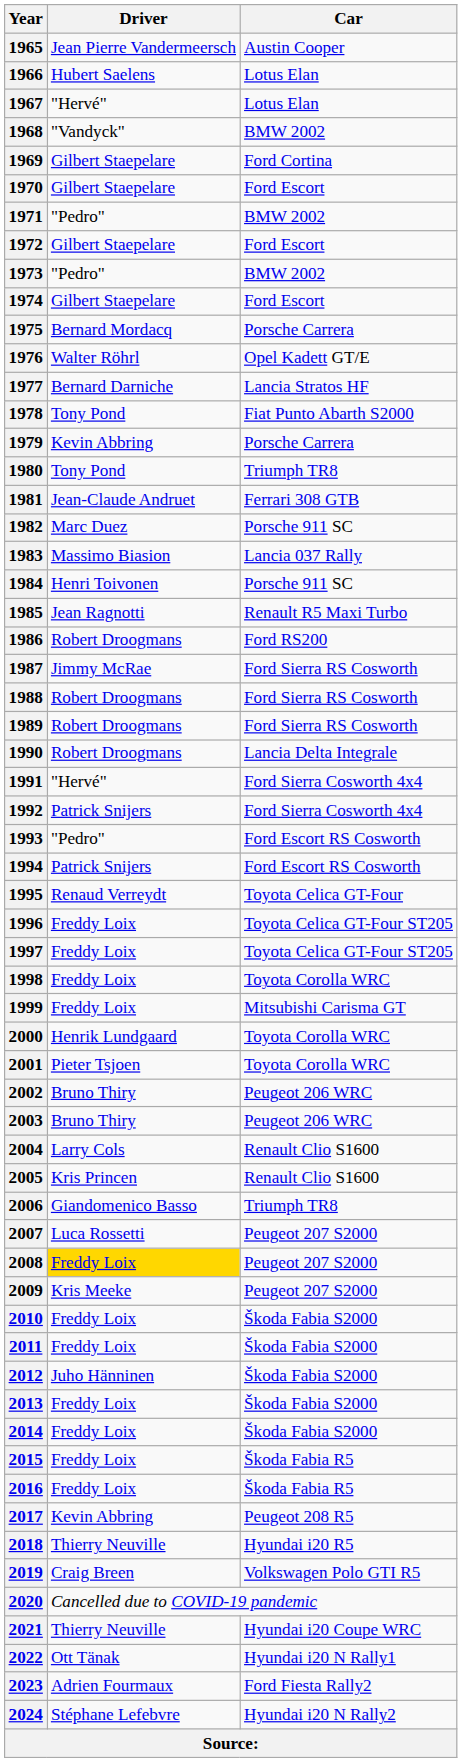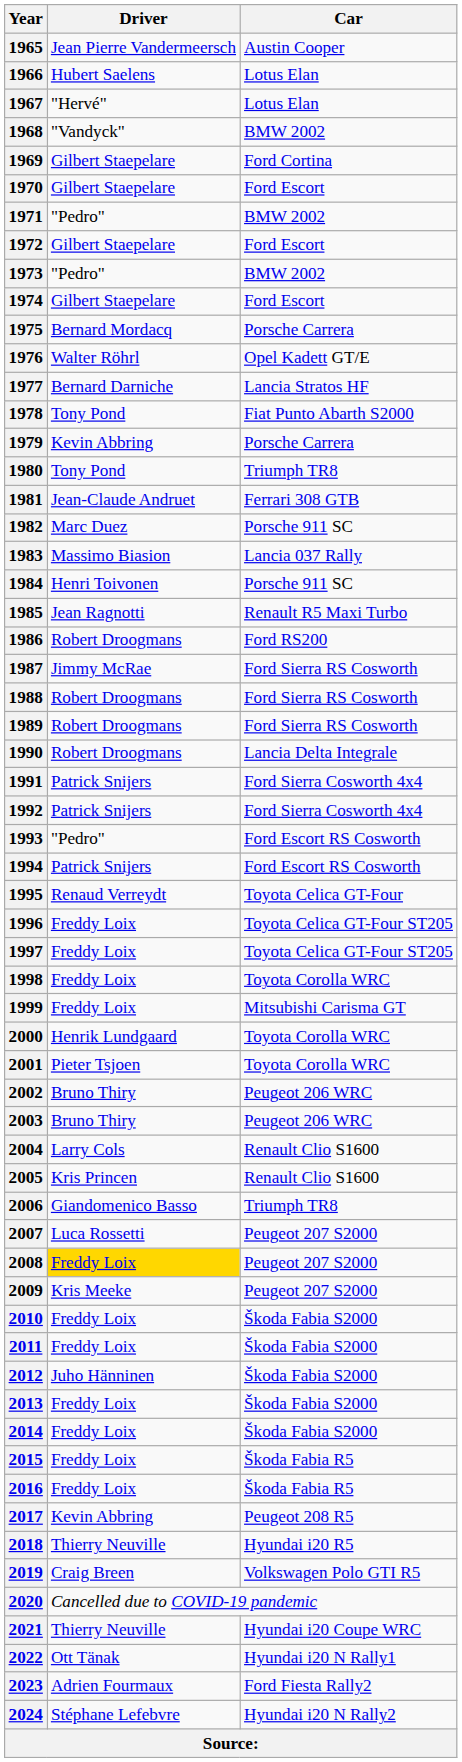(79, 782) "Hervé" -> (101, 782) Patrick Snijers
